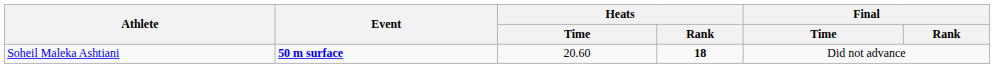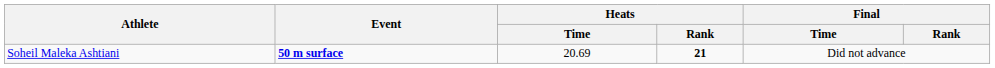(577, 54) 20.60 -> (577, 54) 20.69
(700, 54) 18 -> (700, 54) 21
